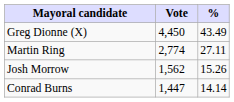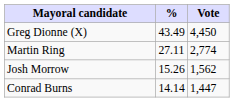columns swapped: (177, 13) <-> (213, 13)
